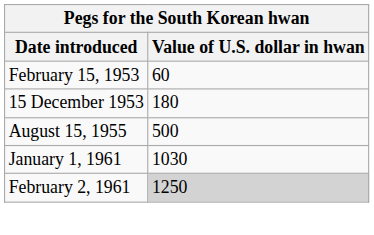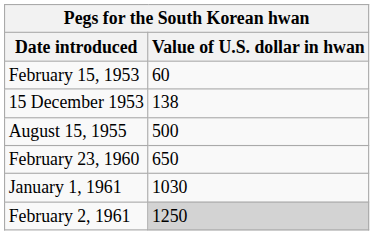(165, 103) 180 -> (165, 103) 138
+ row: (74, 159)
